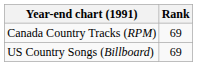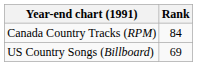(176, 33) 69 -> (176, 33) 84
